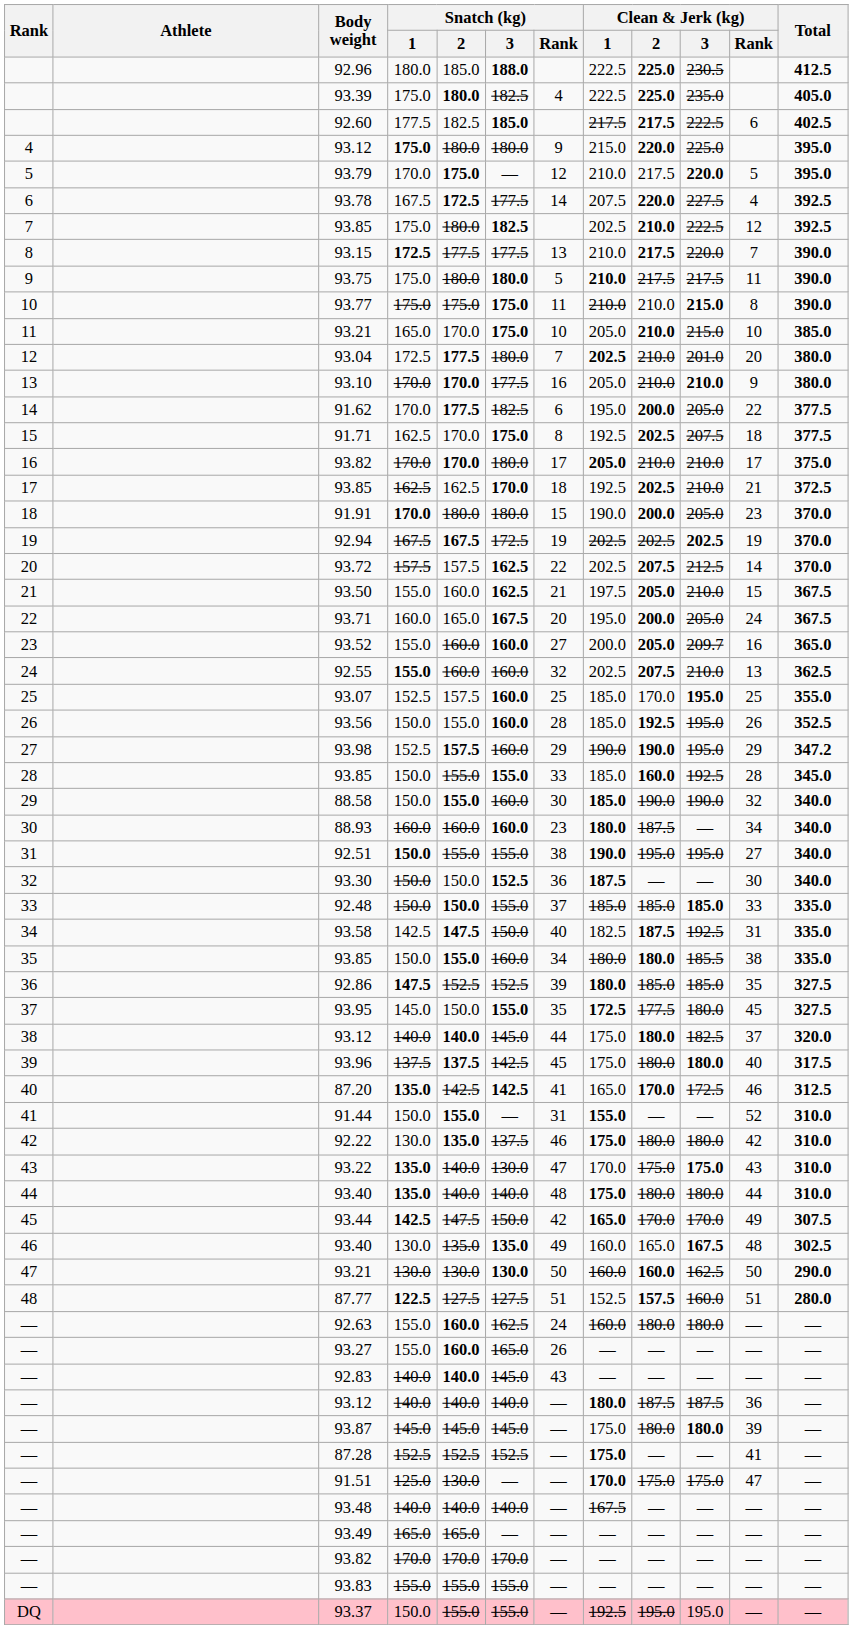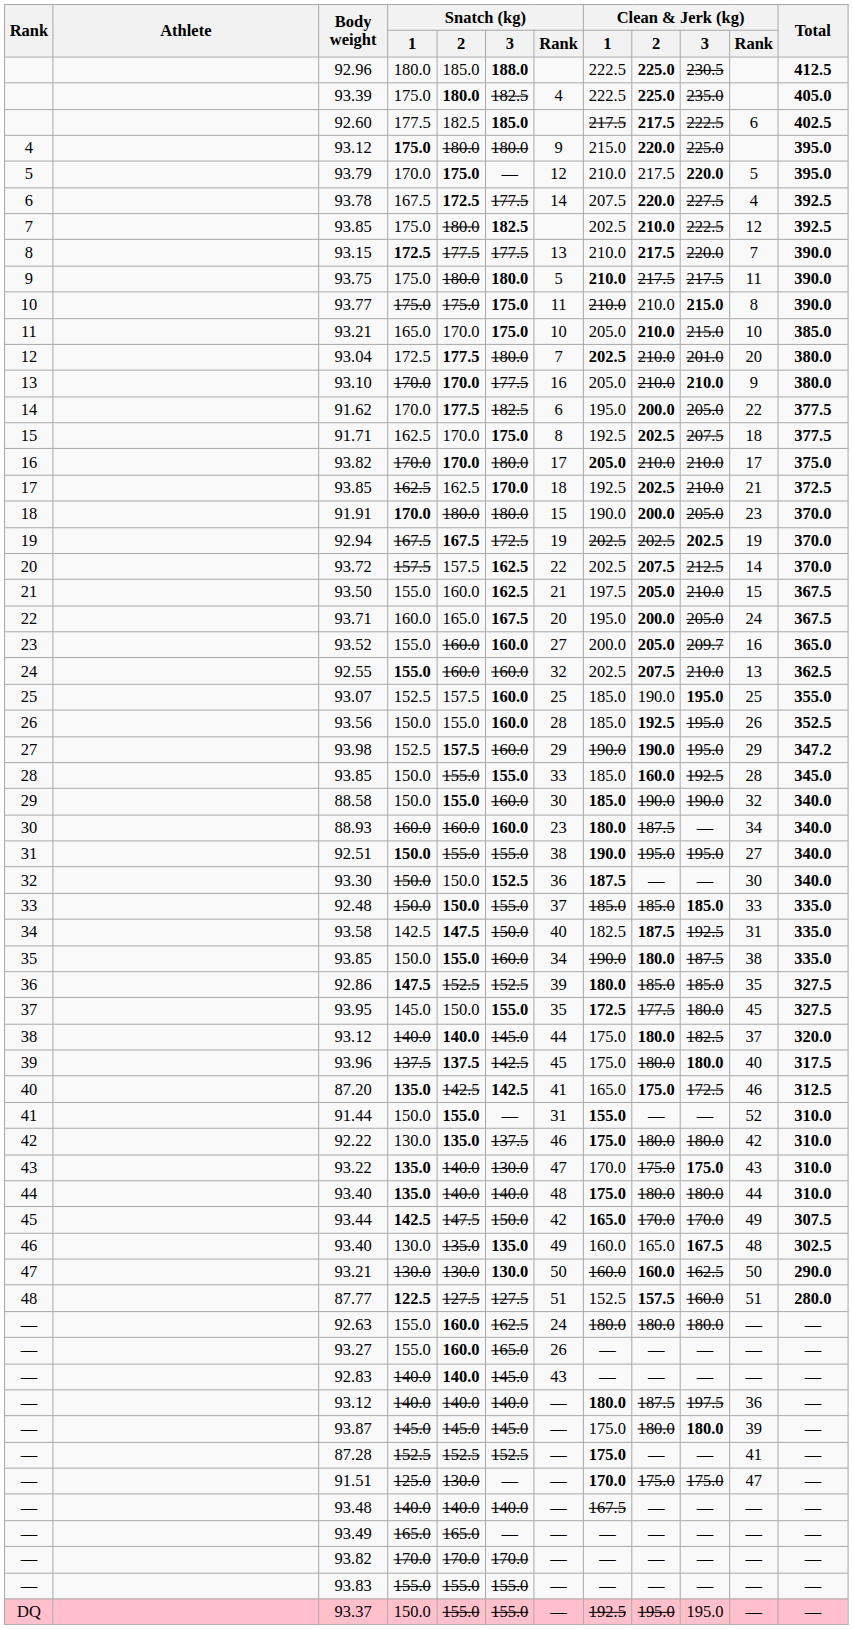(656, 697) 170.0 -> (656, 697) 190.0
(607, 958) 180.0 -> (607, 958) 190.0
(705, 958) 185.5 -> (705, 958) 187.5
(656, 1089) 170.0 -> (656, 1089) 175.0
(607, 1324) 160.0 -> (607, 1324) 180.0
(705, 1402) 187.5 -> (705, 1402) 197.5
